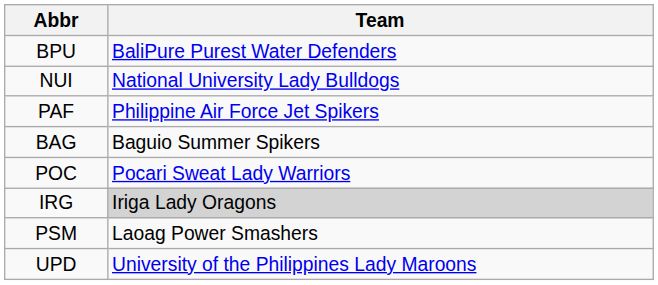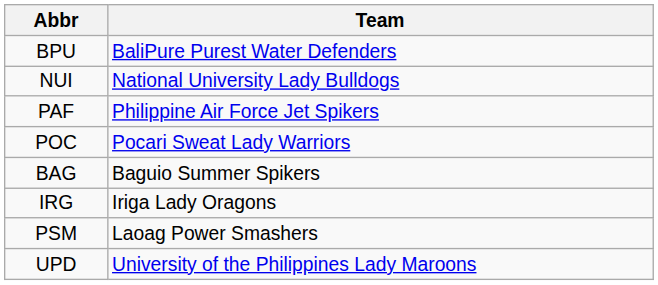rows swapped: (56, 173) <-> (56, 142)
(194, 203) lightgrey background -> (194, 203) no background
